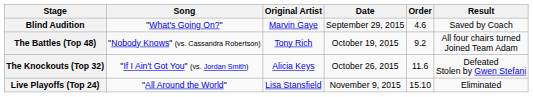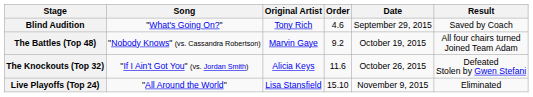columns swapped: (365, 12) <-> (420, 12)
(293, 25) Marvin Gaye -> (293, 25) Tony Rich
(293, 44) Tony Rich -> (293, 44) Marvin Gaye
